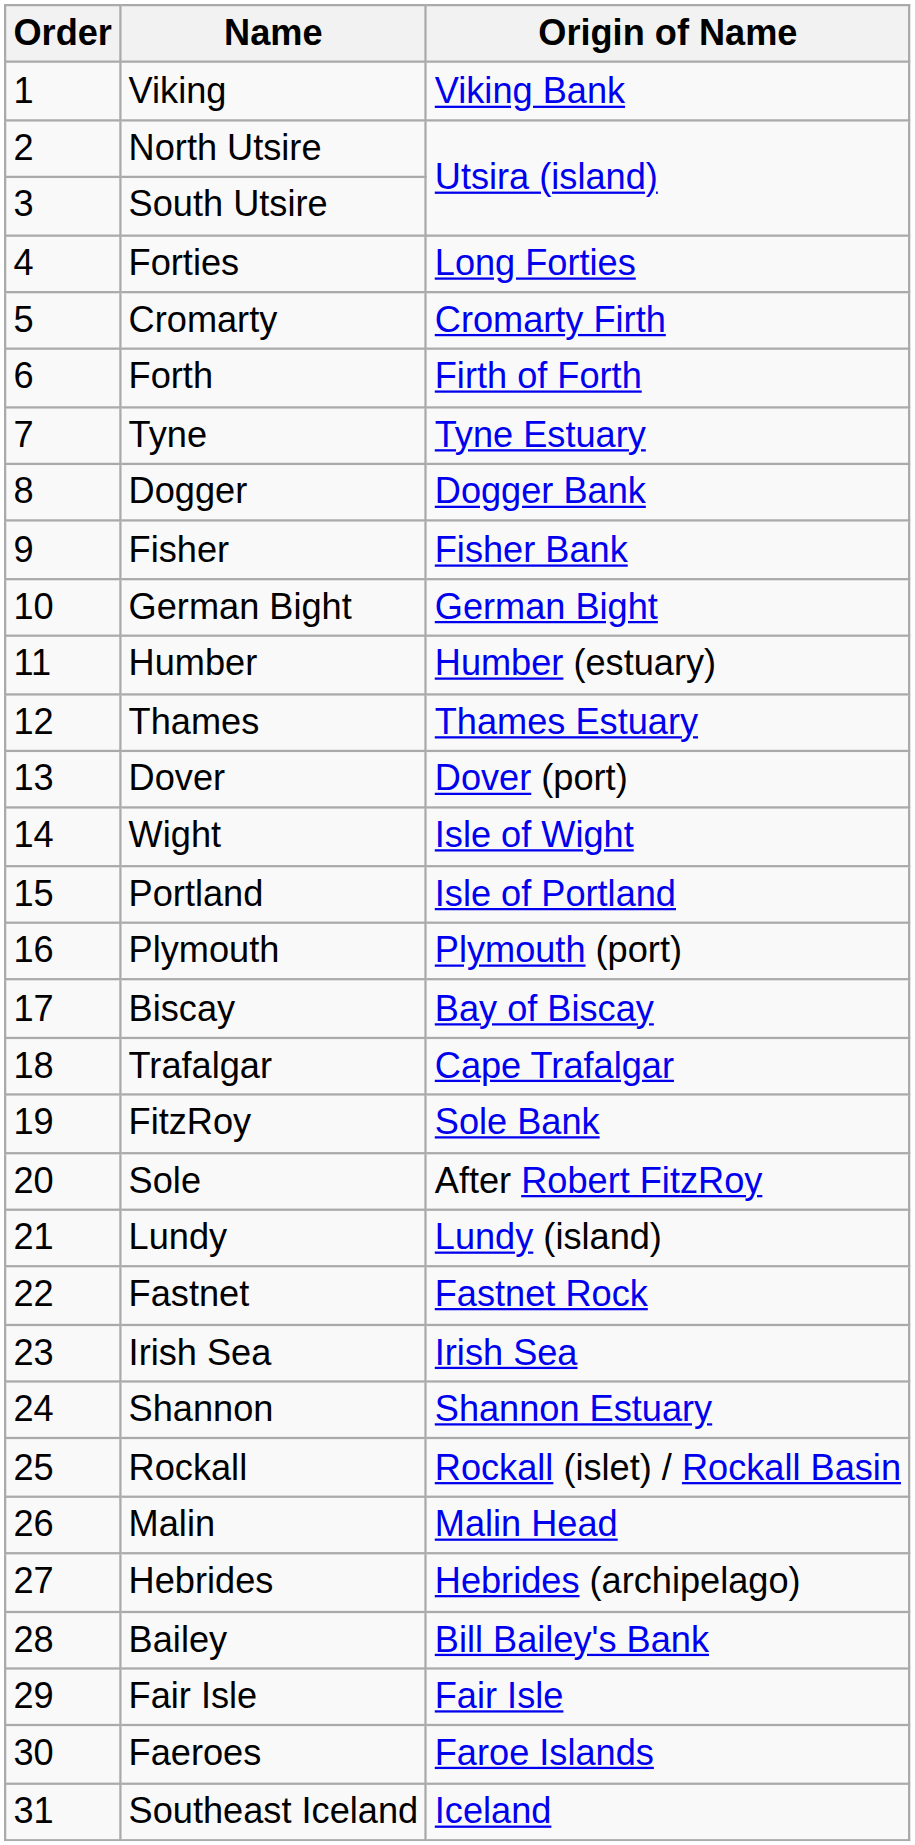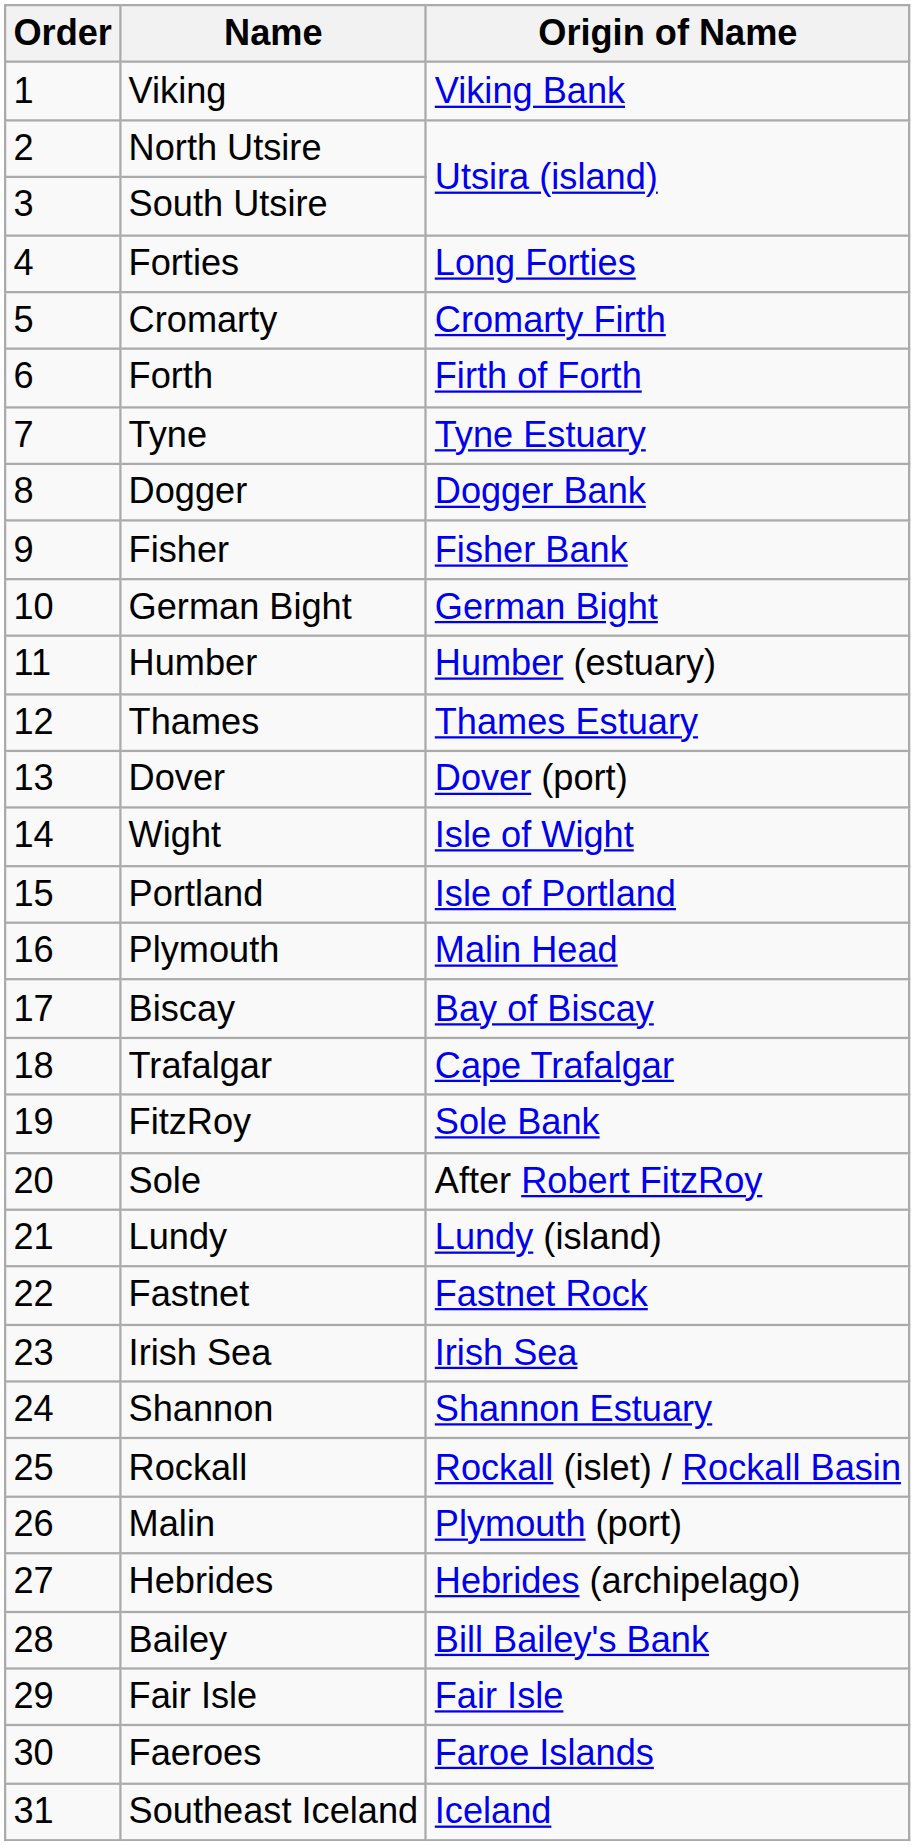(558, 950) Plymouth (port) -> (526, 950) Malin Head
(526, 1524) Malin Head -> (558, 1524) Plymouth (port)
